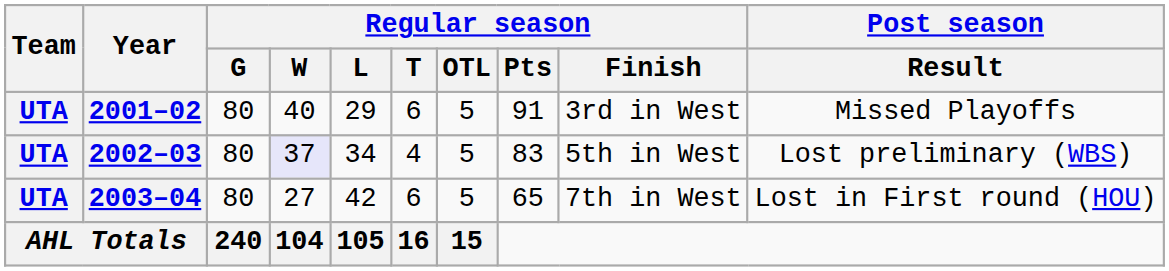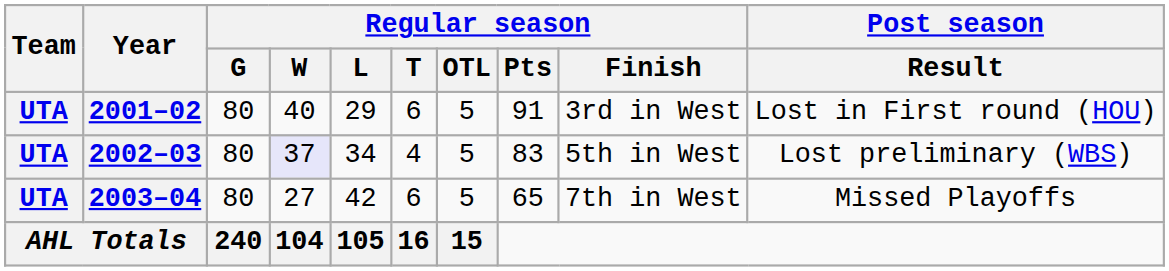(956, 114) Missed Playoffs -> (956, 114) Lost in First round (HOU)
(956, 200) Lost in First round (HOU) -> (956, 200) Missed Playoffs
